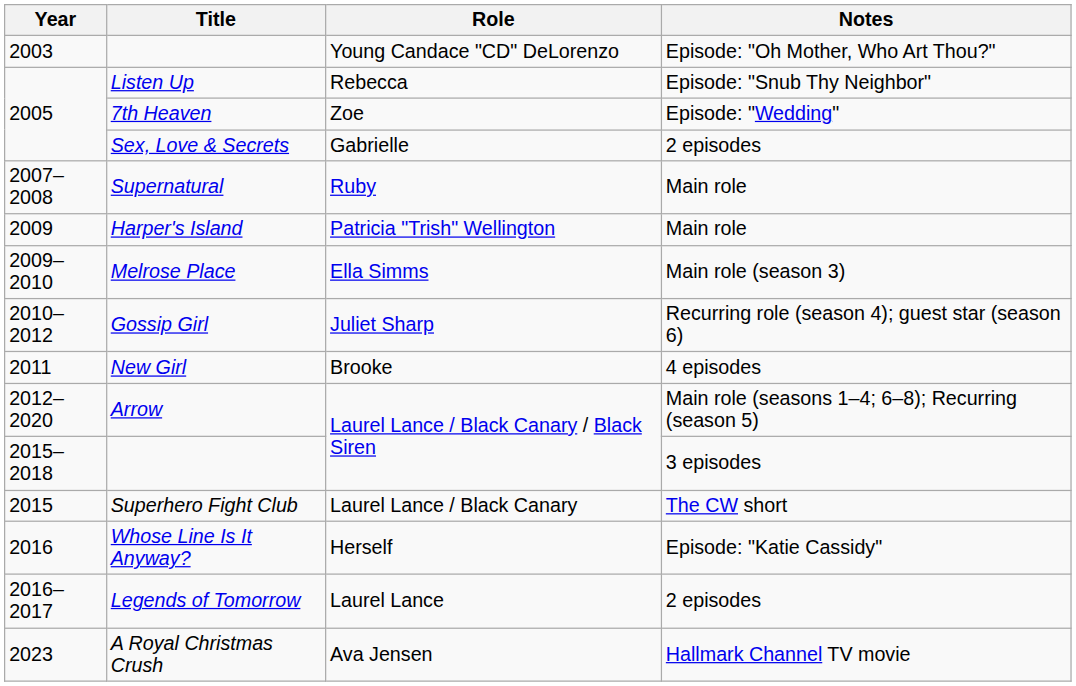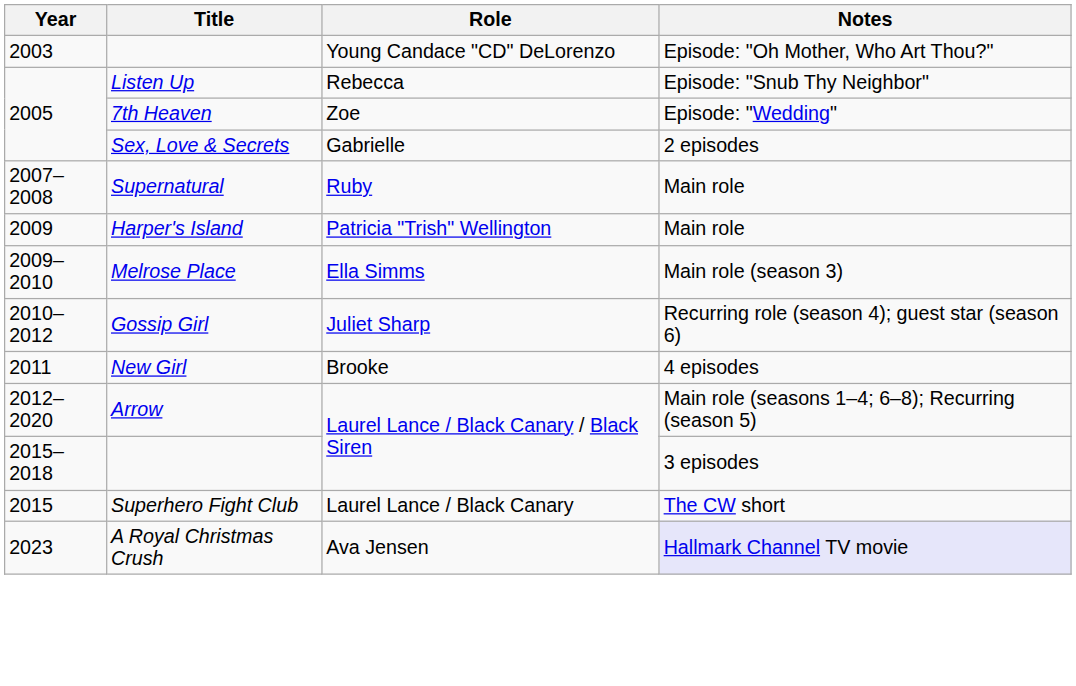- row: (181, 547)
- row: (206, 600)
(788, 654) no background -> (786, 547) lavender background
